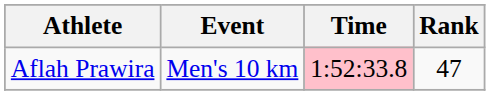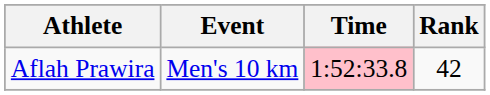(449, 67) 47 -> (449, 67) 42
